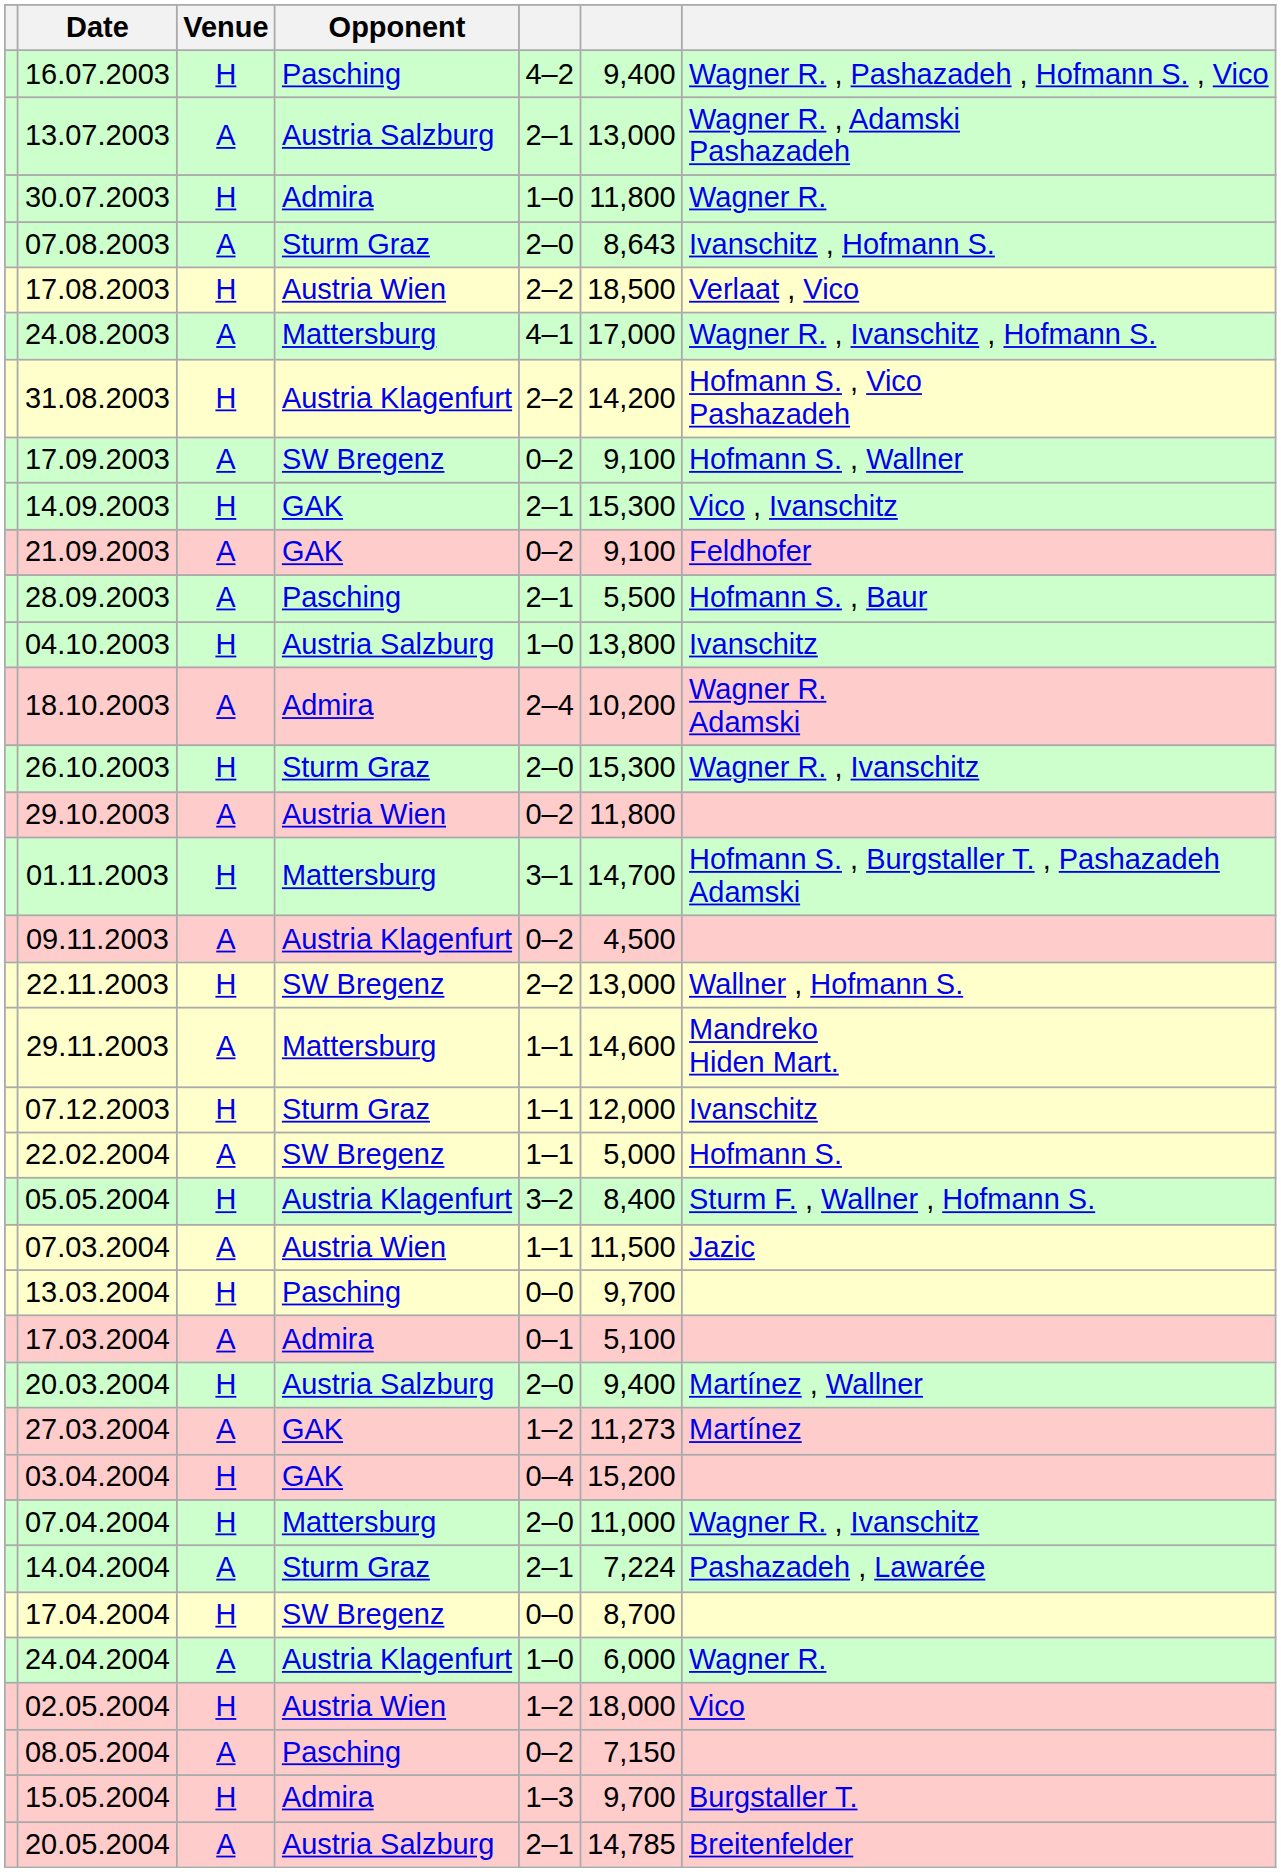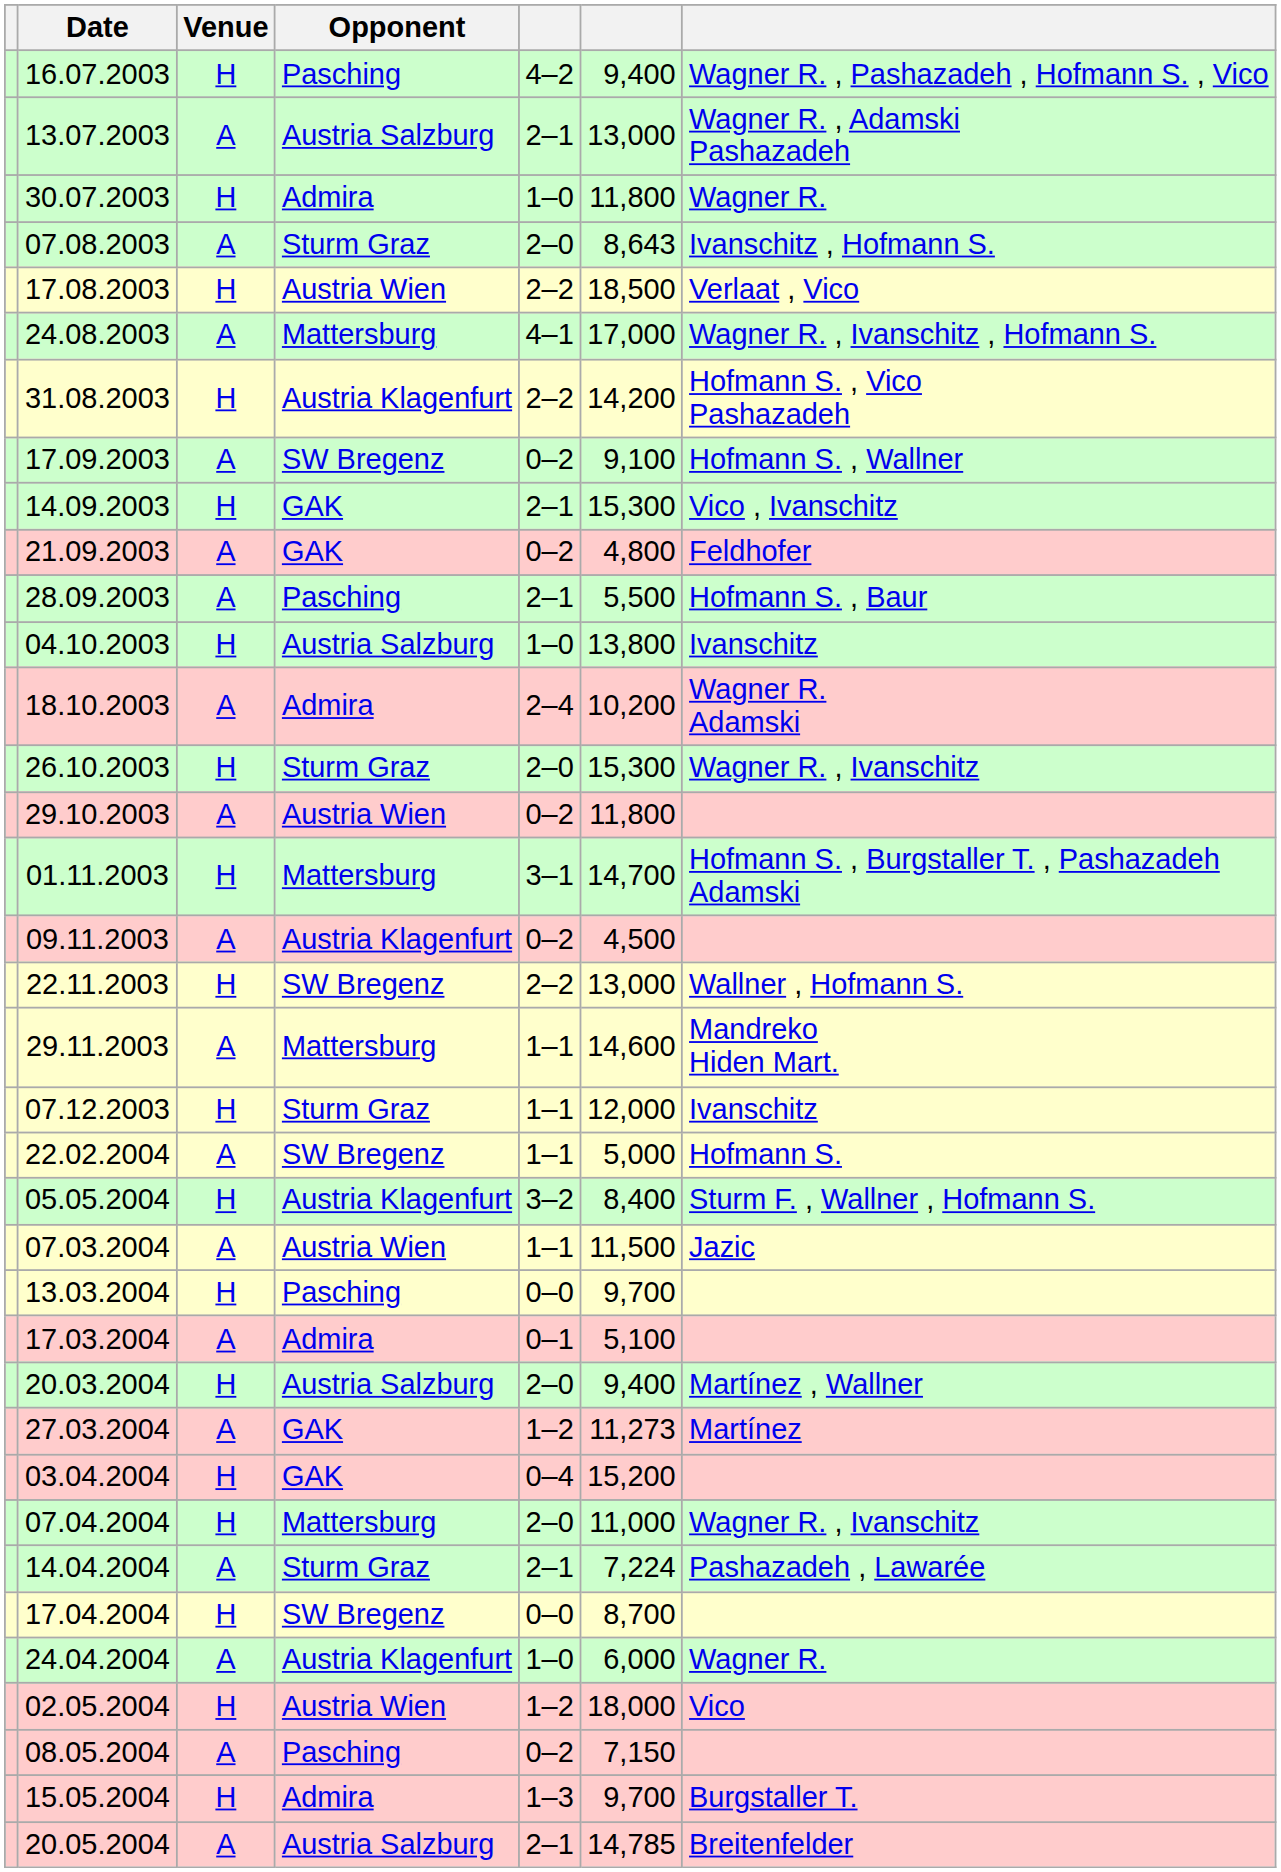(639, 551) 9,100 -> (639, 551) 4,800
